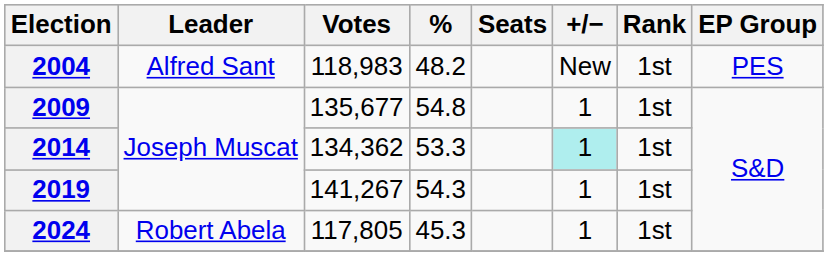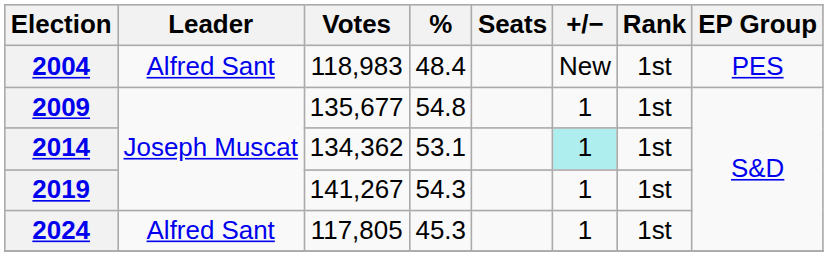(441, 66) 48.2 -> (441, 66) 48.4
(441, 148) 53.3 -> (441, 148) 53.1
(211, 230) Robert Abela -> (211, 230) Alfred Sant
